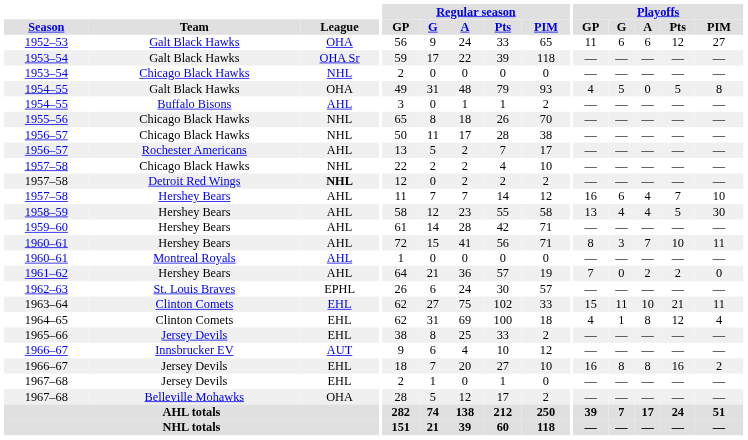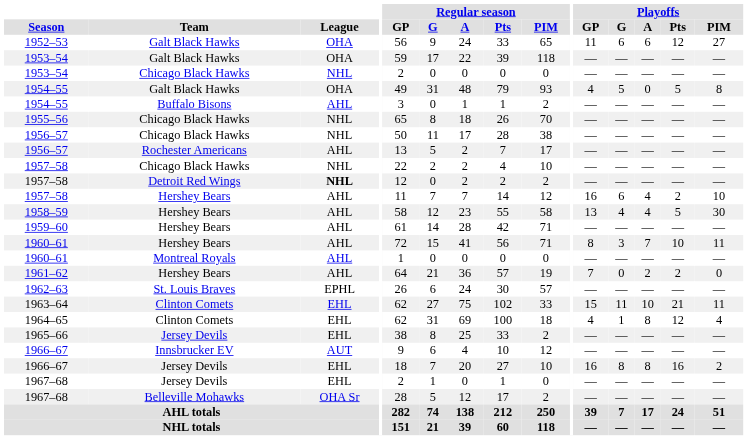(340, 58) OHA Sr -> (340, 58) OHA
(678, 196) 7 -> (678, 196) 2
(340, 396) OHA -> (340, 396) OHA Sr
